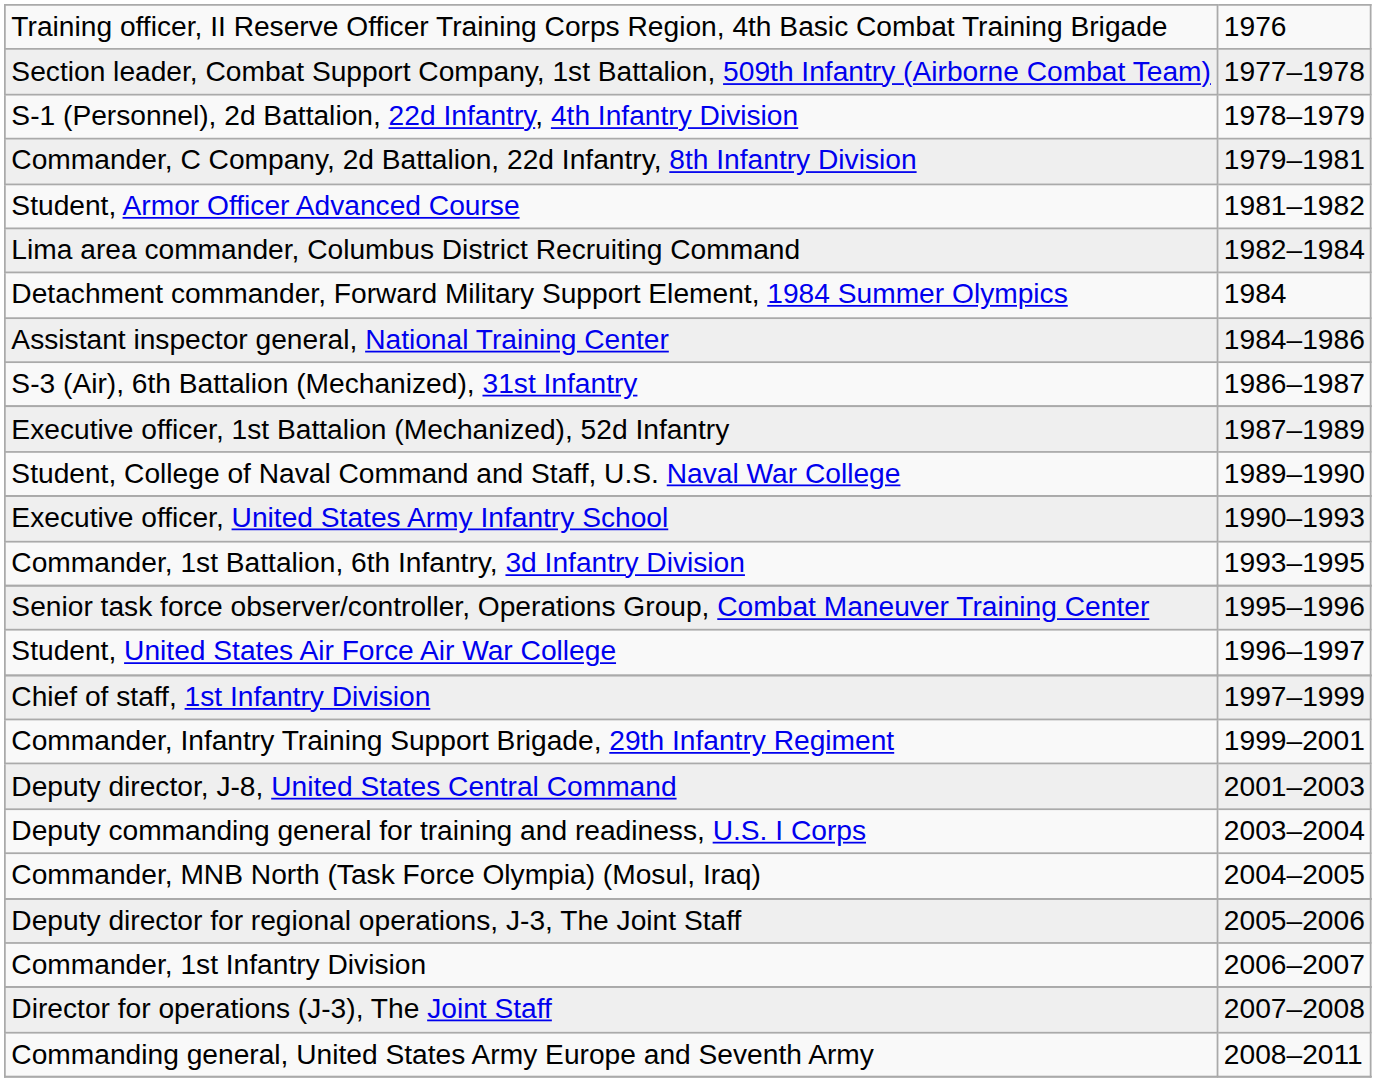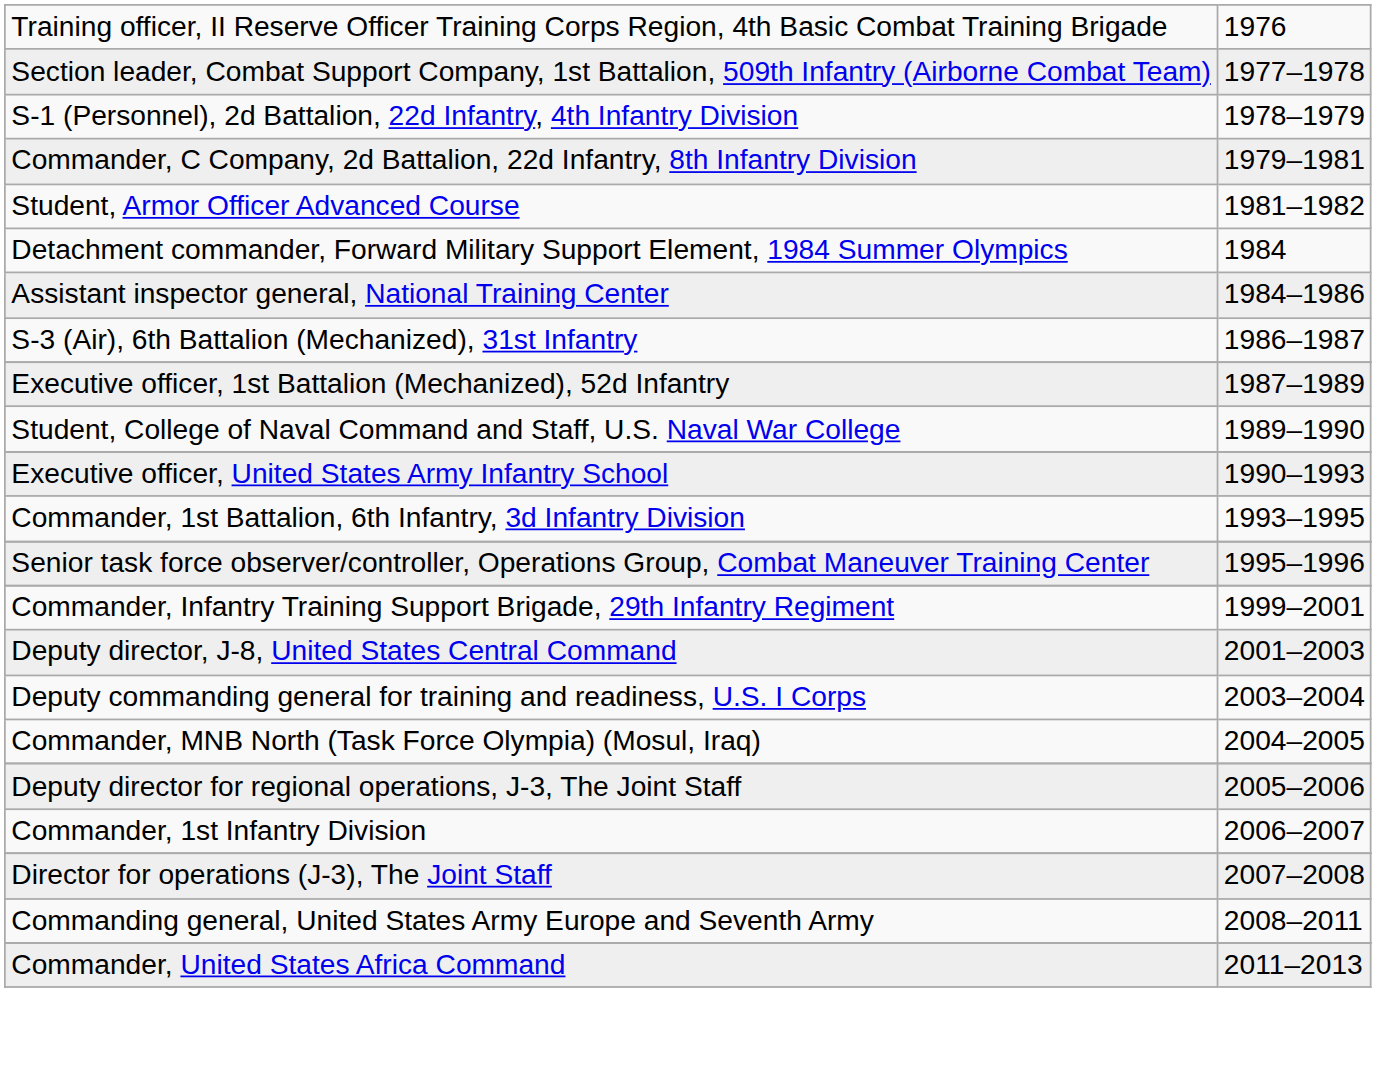- row: (406, 250)
- row: (314, 652)
- row: (221, 696)
+ row: (288, 964)
